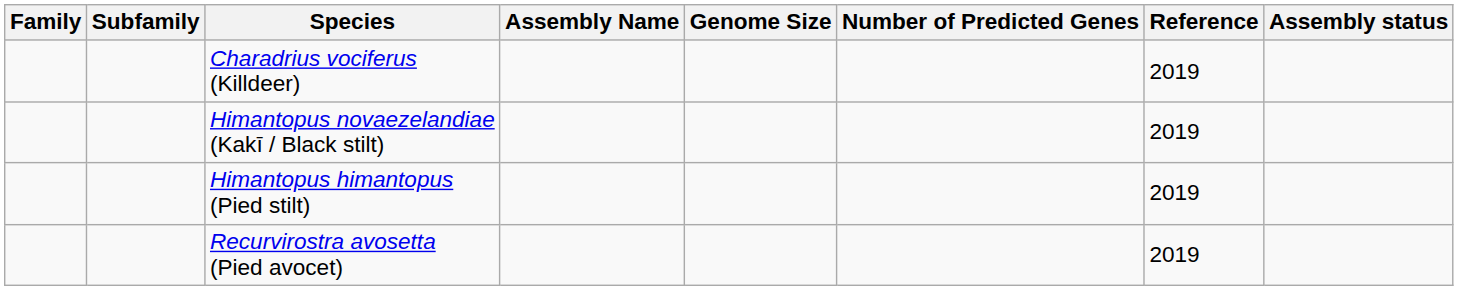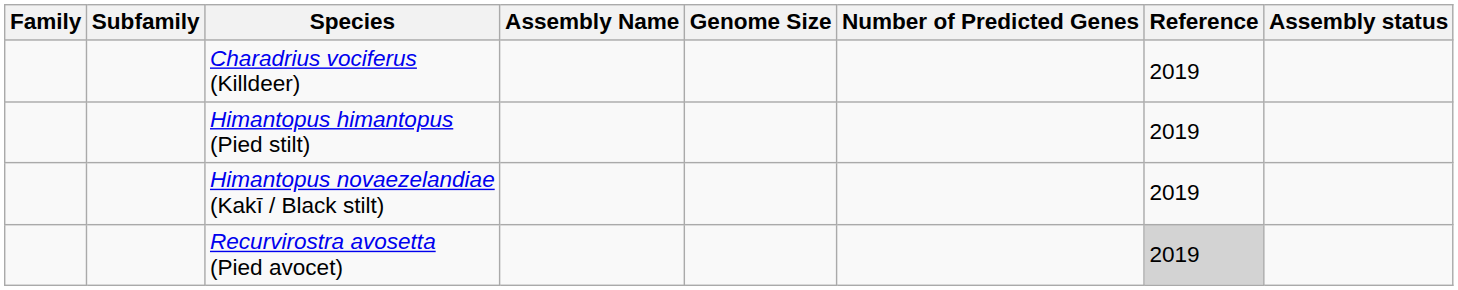rows swapped: (352, 132) <-> (332, 193)
(1174, 254) no background -> (1174, 254) lightgrey background
